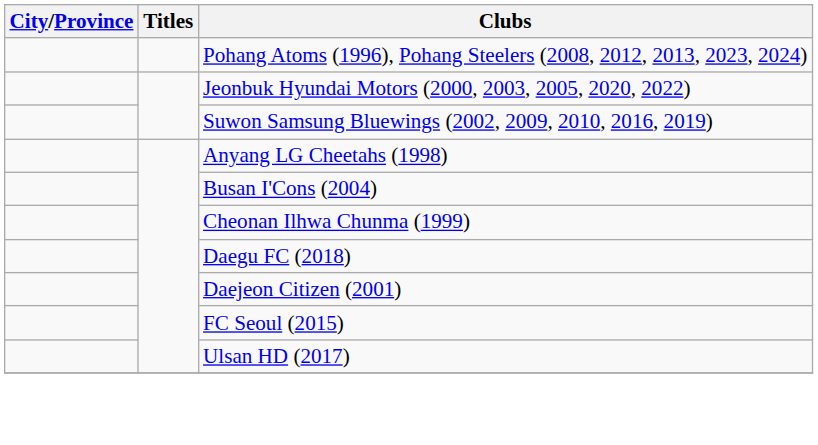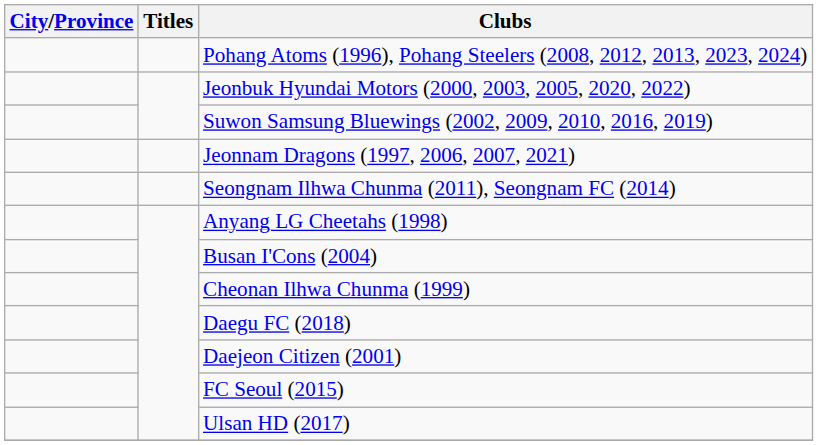+ row: (389, 155)
+ row: (439, 188)
